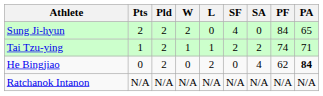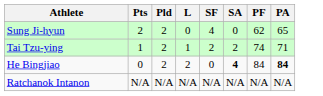- column: (188, 13)
(283, 30) 84 -> (259, 30) 62
(259, 64) normal -> (235, 64) bold
(283, 64) 62 -> (259, 64) 84
